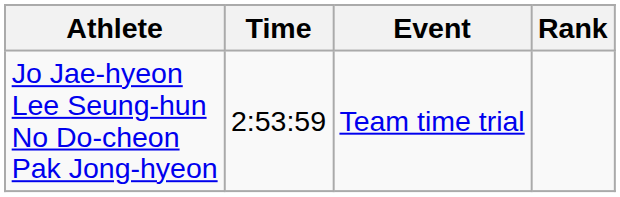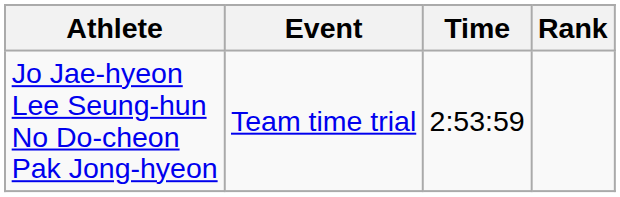columns swapped: (432, 28) <-> (279, 28)
